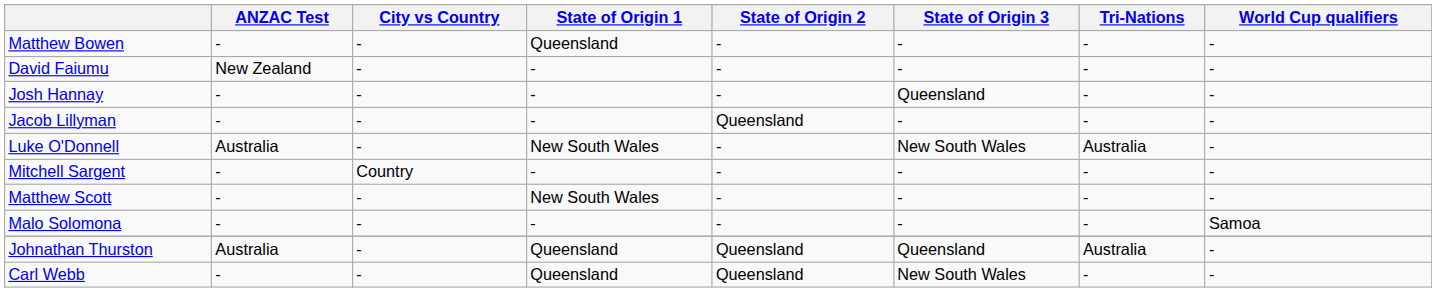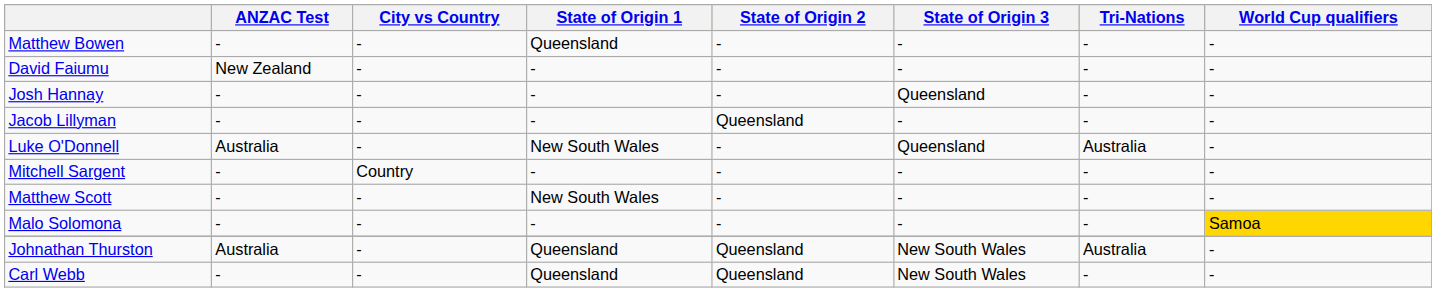(986, 146) New South Wales -> (986, 146) Queensland
(1318, 223) no background -> (1318, 223) gold background
(986, 249) Queensland -> (986, 249) New South Wales
